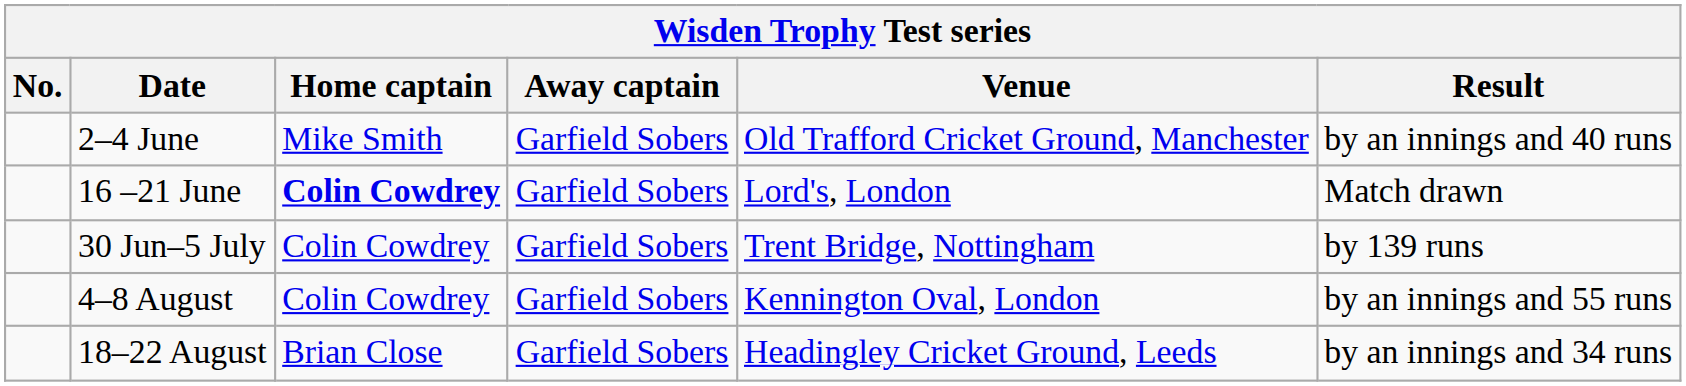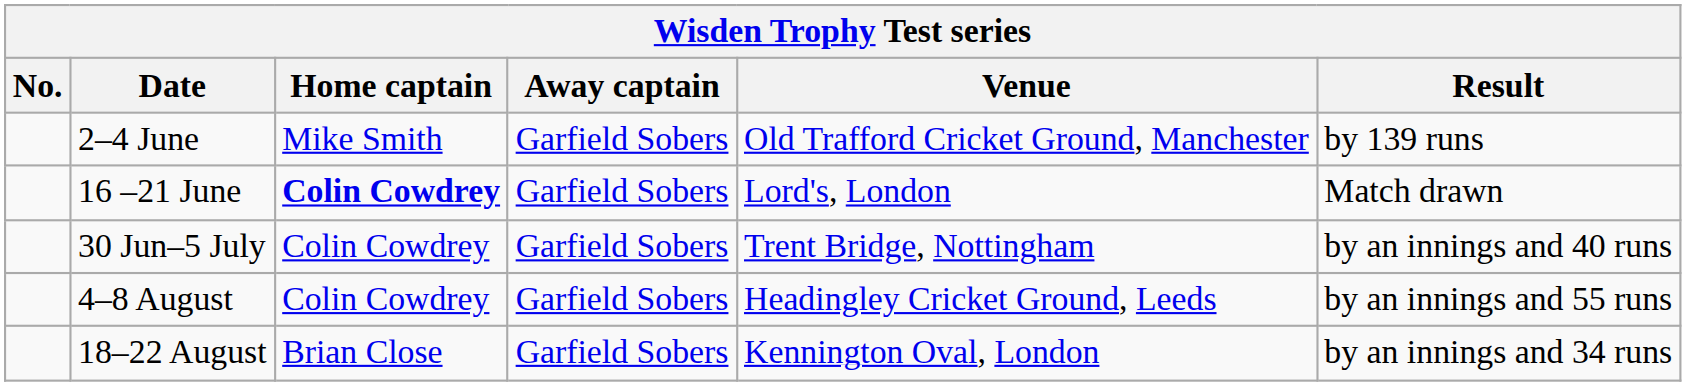(1498, 138) by an innings and 40 runs -> (1404, 138) by 139 runs
(1404, 245) by 139 runs -> (1498, 245) by an innings and 40 runs
(922, 298) Kennington Oval, London -> (980, 298) Headingley Cricket Ground, Leeds
(980, 352) Headingley Cricket Ground, Leeds -> (922, 352) Kennington Oval, London
